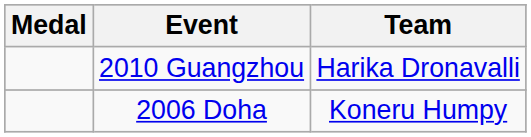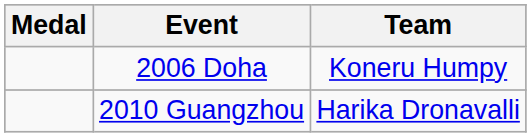rows swapped: (202, 110) <-> (202, 68)
